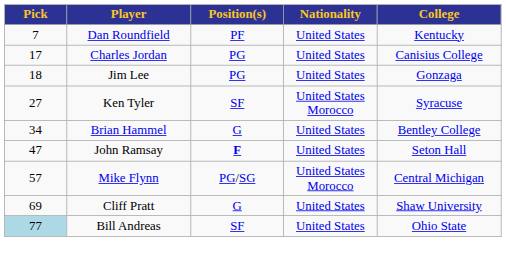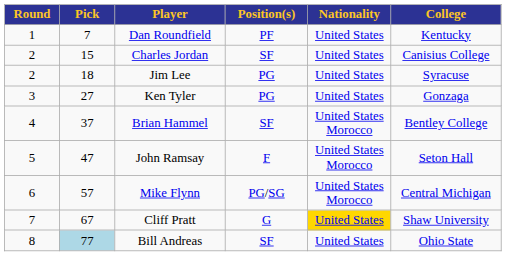+ column: (32, 14)
(35, 55) 17 -> (87, 55) 15
(237, 55) PG -> (267, 55) SF
(439, 75) Gonzaga -> (446, 75) Syracuse
(237, 103) SF -> (267, 95) PG
(330, 103) United States Morocco -> (349, 95) United States
(439, 103) Syracuse -> (446, 95) Gonzaga
(35, 130) 34 -> (87, 123) 37
(237, 130) G -> (267, 123) SF
(330, 130) United States -> (349, 123) United States Morocco
(237, 150) bold -> (267, 158) normal
(330, 150) United States -> (349, 158) United States Morocco
(35, 205) 69 -> (87, 220) 67
(330, 205) no background -> (349, 220) gold background
